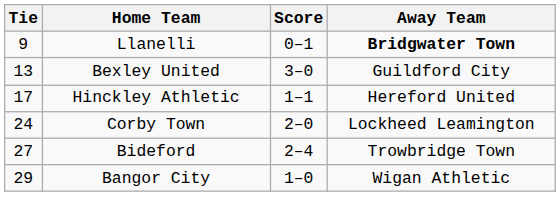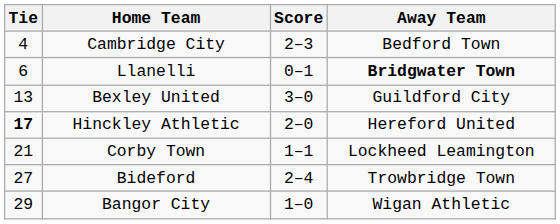+ row: (156, 45)
(23, 45) 9 -> (23, 71) 6
(23, 98) normal -> (23, 125) bold
(299, 98) 1–1 -> (299, 125) 2–0
(23, 125) 24 -> (23, 151) 21
(299, 125) 2–0 -> (299, 151) 1–1
